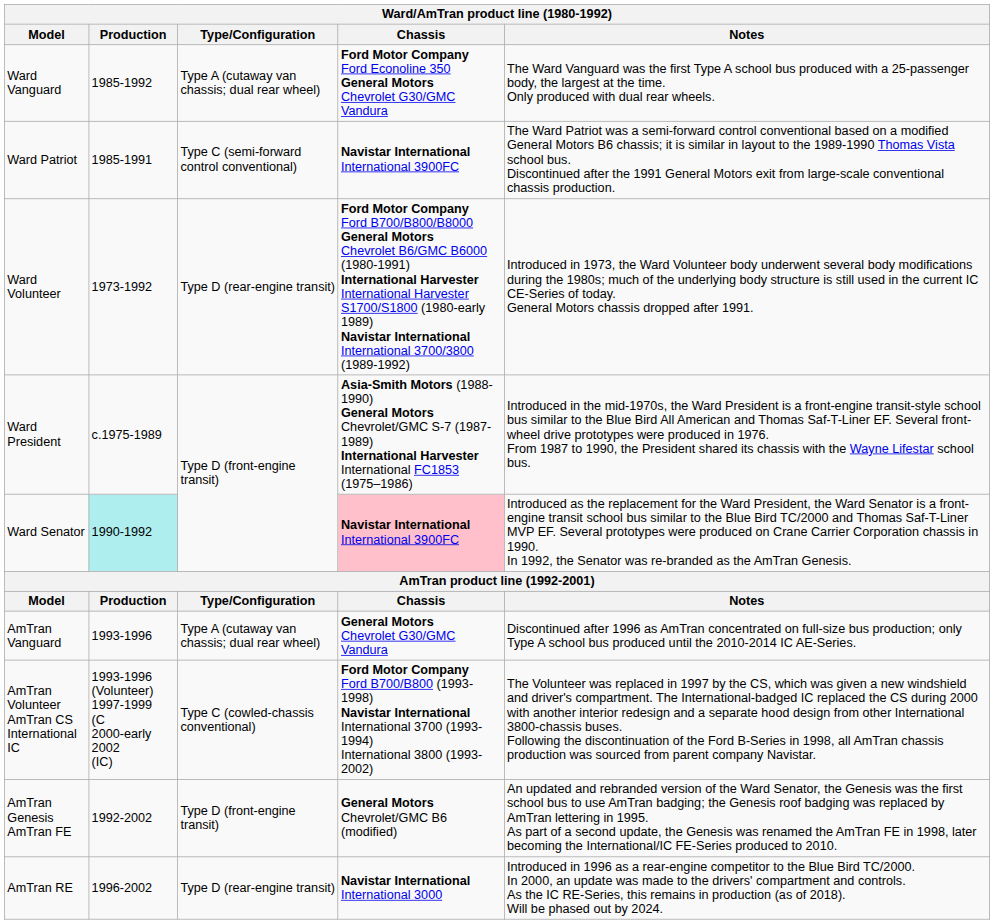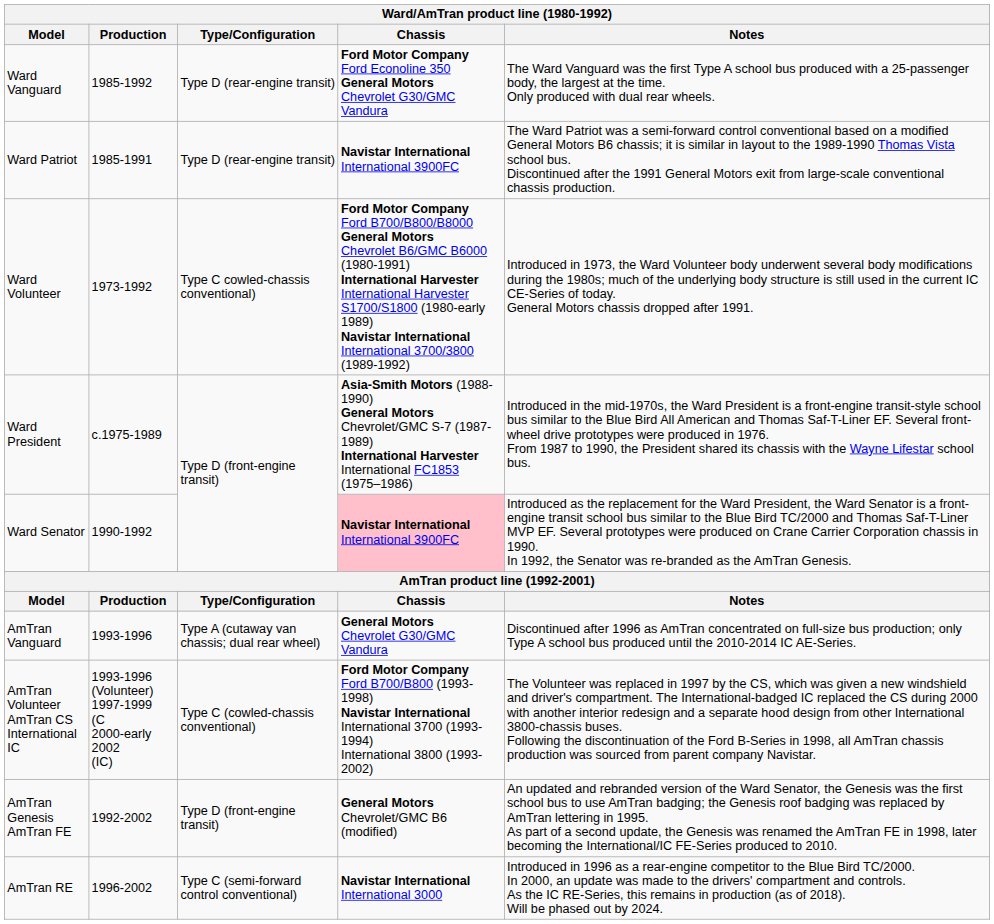(250, 83) Type A (cutaway van chassis; dual rear wheel) -> (258, 83) Type D (rear-engine transit)
(241, 159) Type C (semi-forward control conventional) -> (258, 159) Type D (rear-engine transit)
(258, 286) Type D (rear-engine transit) -> (245, 286) Type C cowled-chassis conventional)
(122, 532) paleturquoise background -> (122, 532) no background
(258, 887) Type D (rear-engine transit) -> (241, 887) Type C (semi-forward control conventional)
